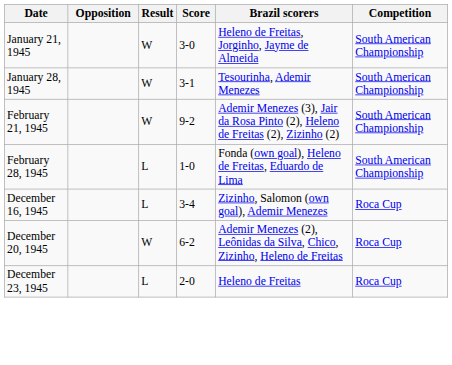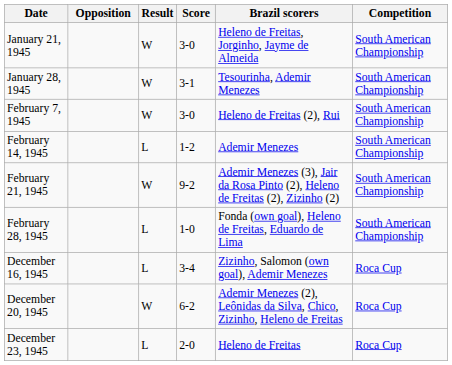+ row: (34, 115)
+ row: (28, 146)
